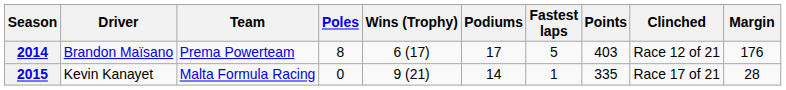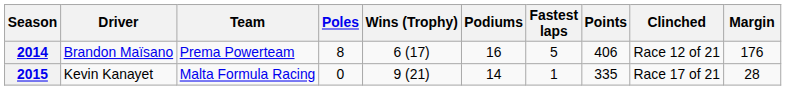(494, 52) 17 -> (494, 52) 16
(606, 52) 403 -> (606, 52) 406
